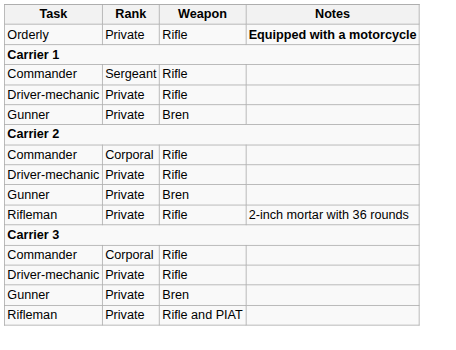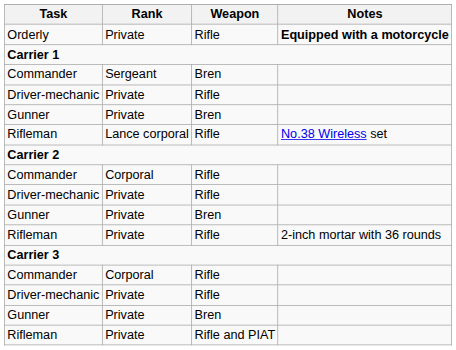(175, 74) Rifle -> (208, 74) Bren
+ row: (32, 134)
